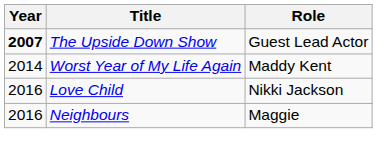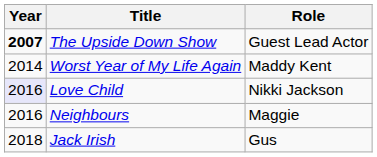(25, 90) no background -> (25, 90) lavender background
+ row: (83, 139)
